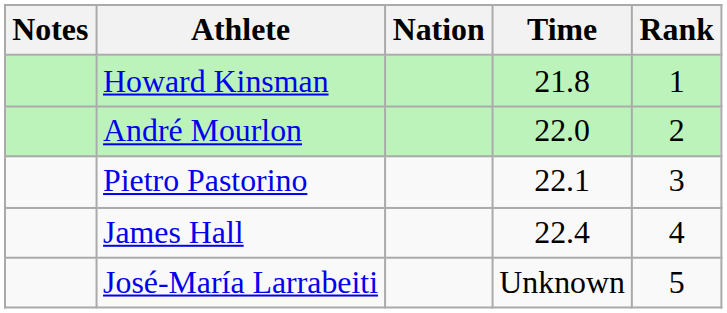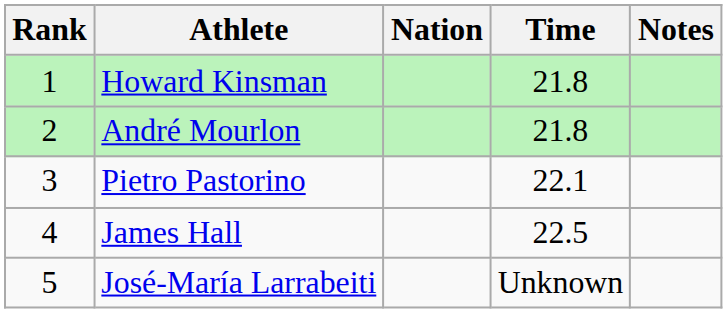columns swapped: (677, 29) <-> (50, 29)
(562, 130) 22.0 -> (560, 130) 21.8
(562, 231) 22.4 -> (560, 231) 22.5
